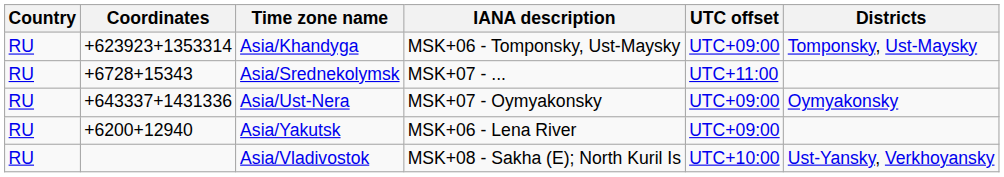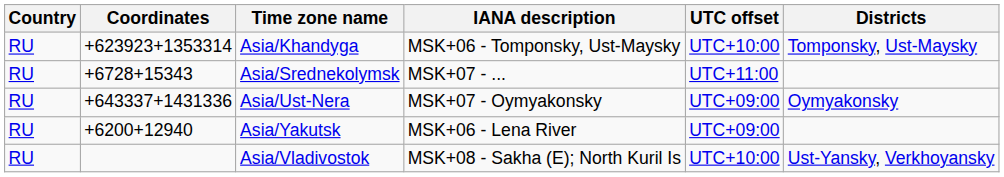(734, 46) UTC+09:00 -> (734, 46) UTC+10:00
